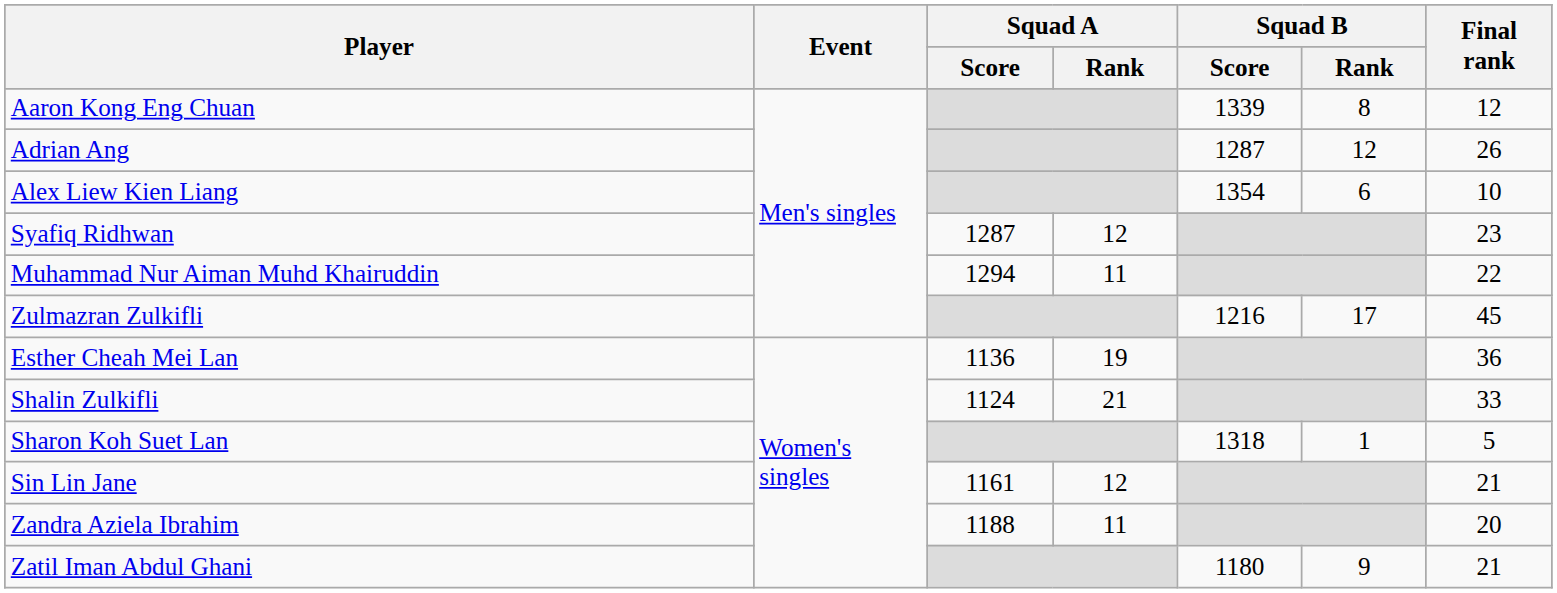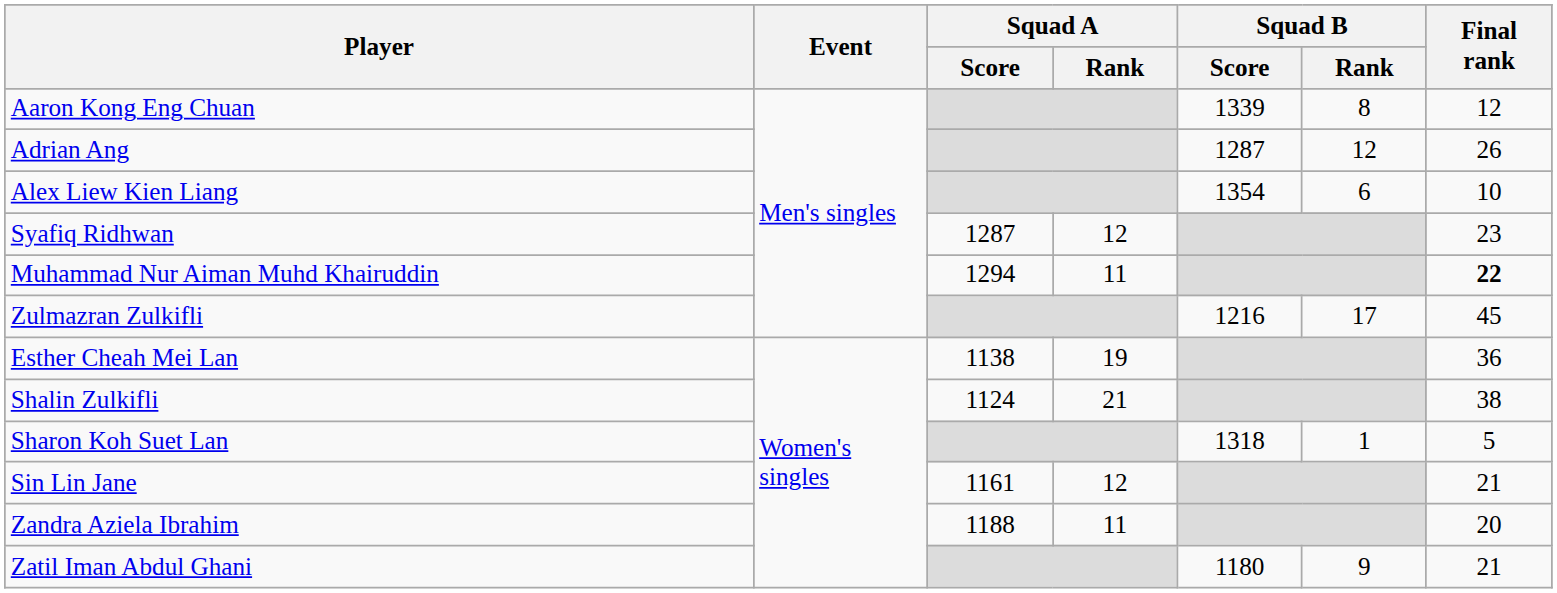(1489, 275) normal -> (1489, 275) bold
(990, 358) 1136 -> (990, 358) 1138
(1489, 399) 33 -> (1489, 399) 38
